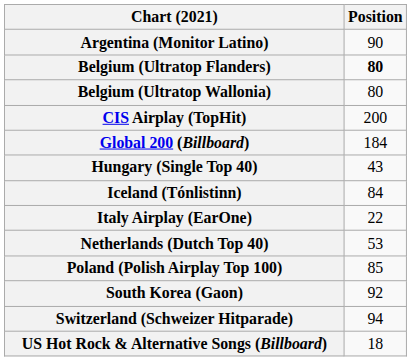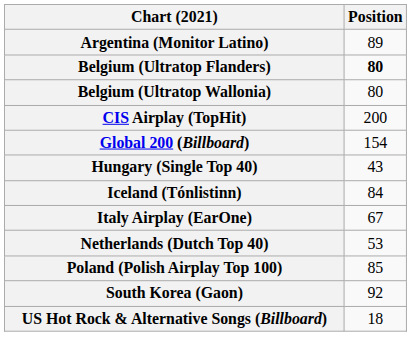(375, 42) 90 -> (375, 42) 89
(375, 142) 184 -> (375, 142) 154
(375, 218) 22 -> (375, 218) 67
- row: (174, 318)
